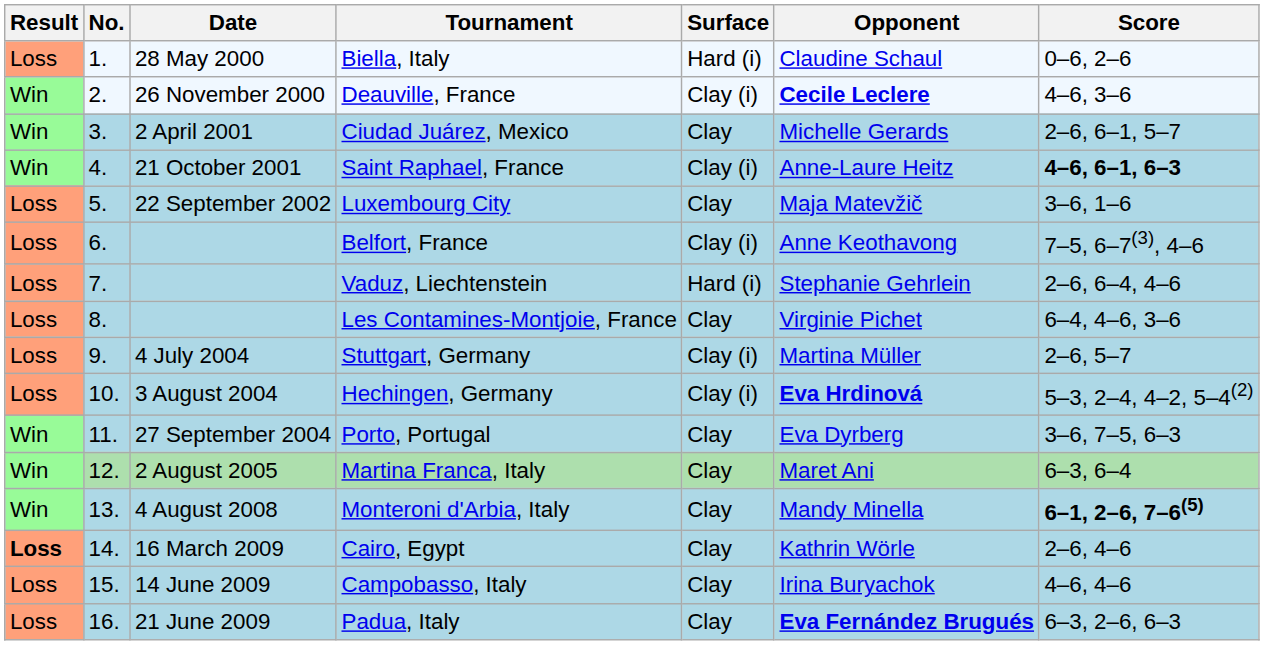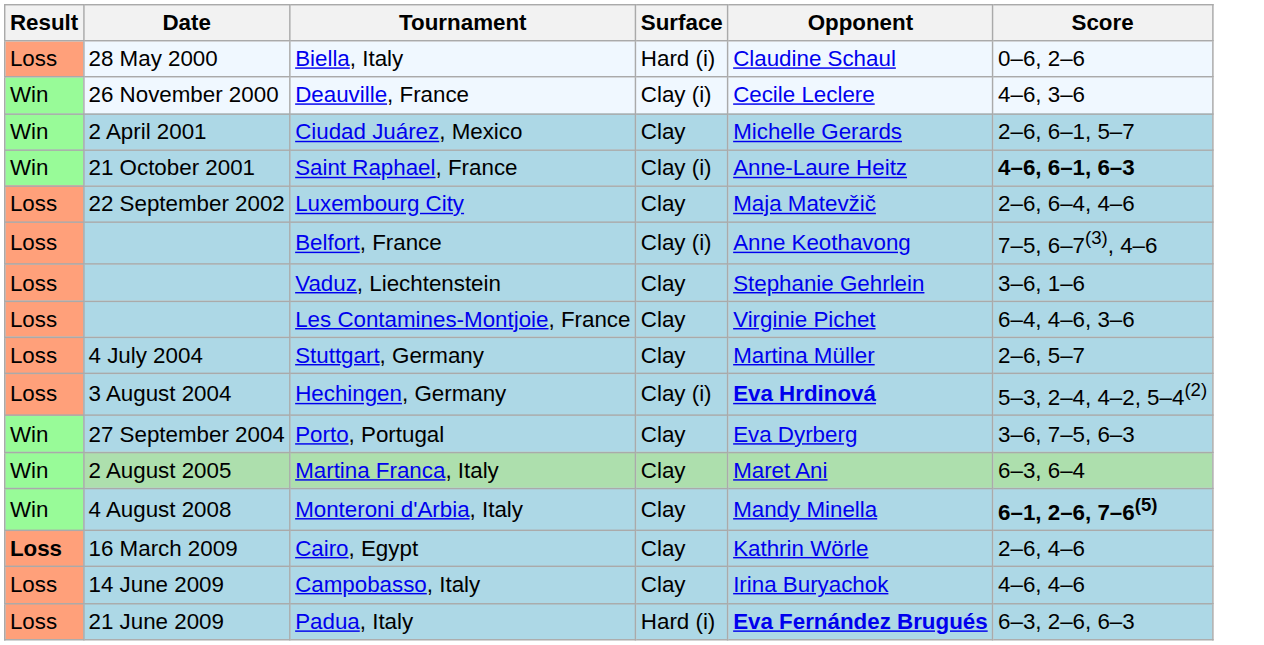- column: (107, 22)
(855, 94) bold -> (804, 94) normal
(1088, 203) 3–6, 1–6 -> (1066, 203) 2–6, 6–4, 4–6
(724, 282) Hard (i) -> (663, 282) Clay
(1113, 282) 2–6, 6–4, 4–6 -> (1042, 282) 3–6, 1–6
(723, 354) Clay (i) -> (663, 354) Clay
(710, 620) Clay -> (678, 620) Hard (i)
